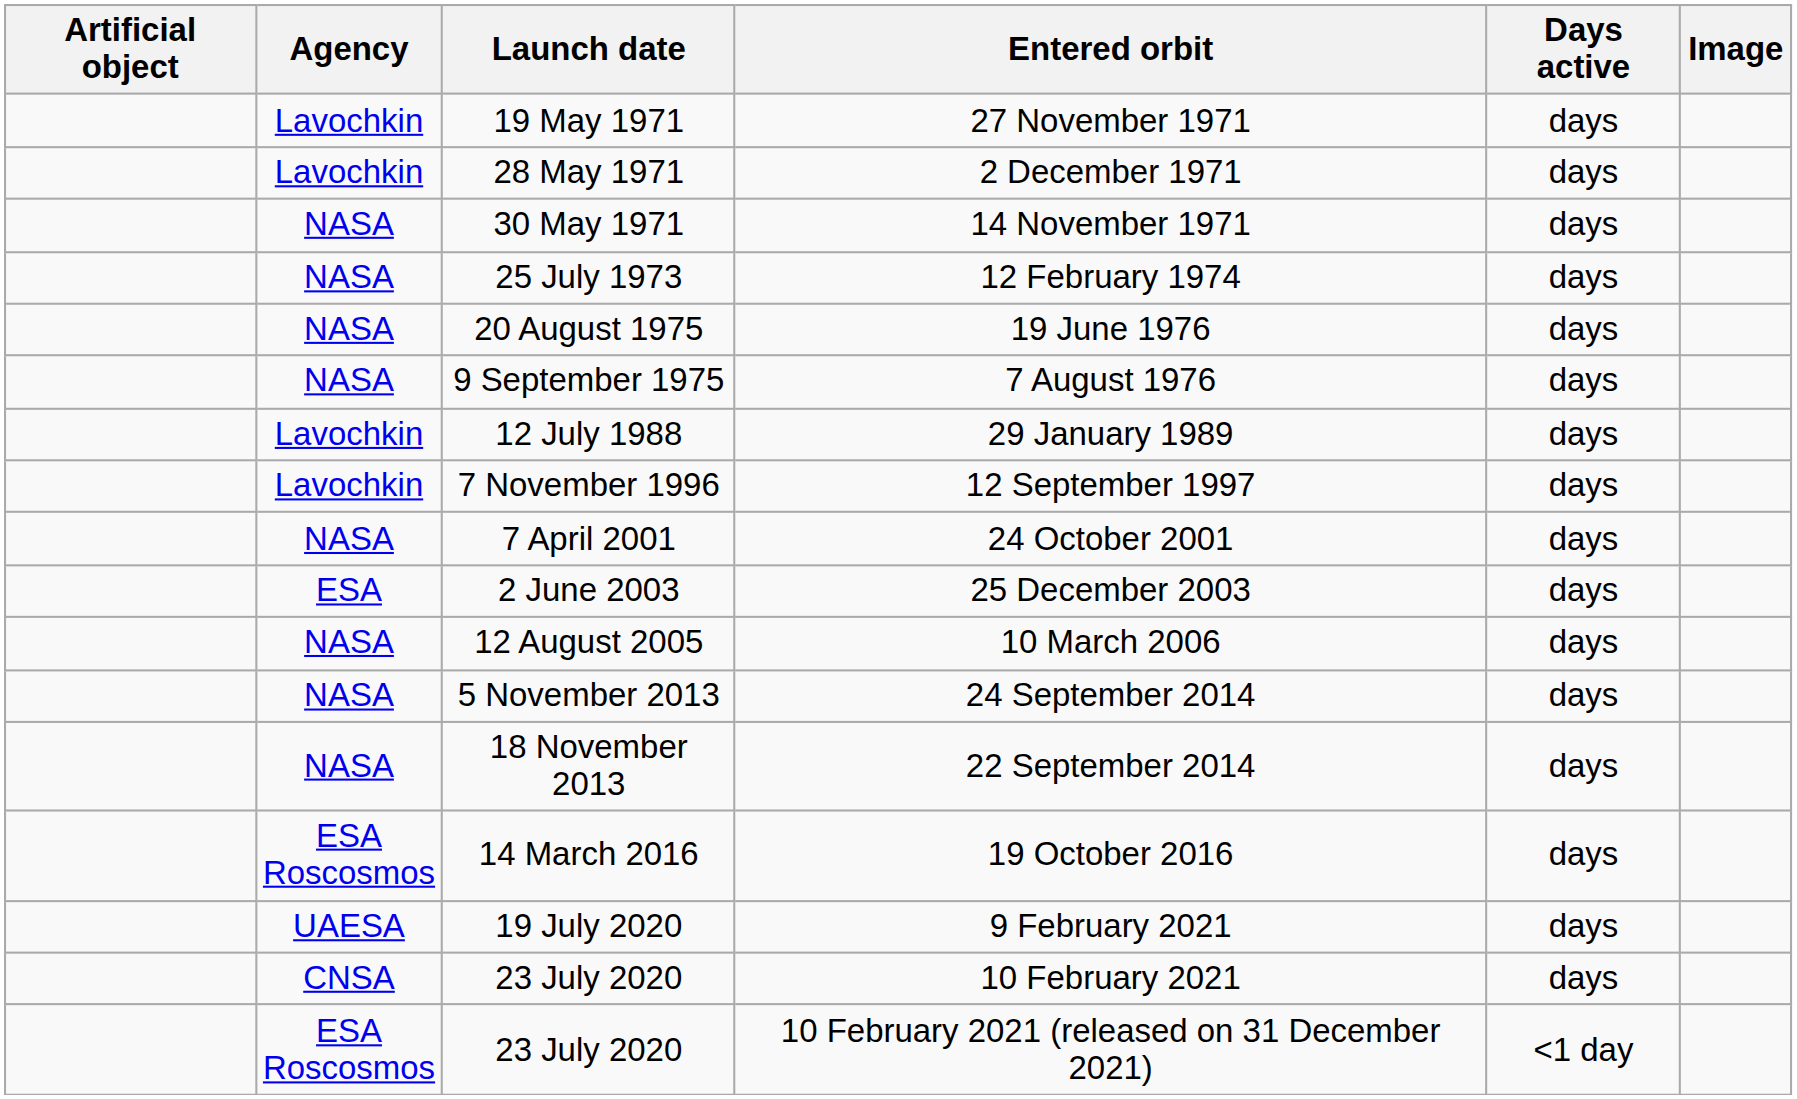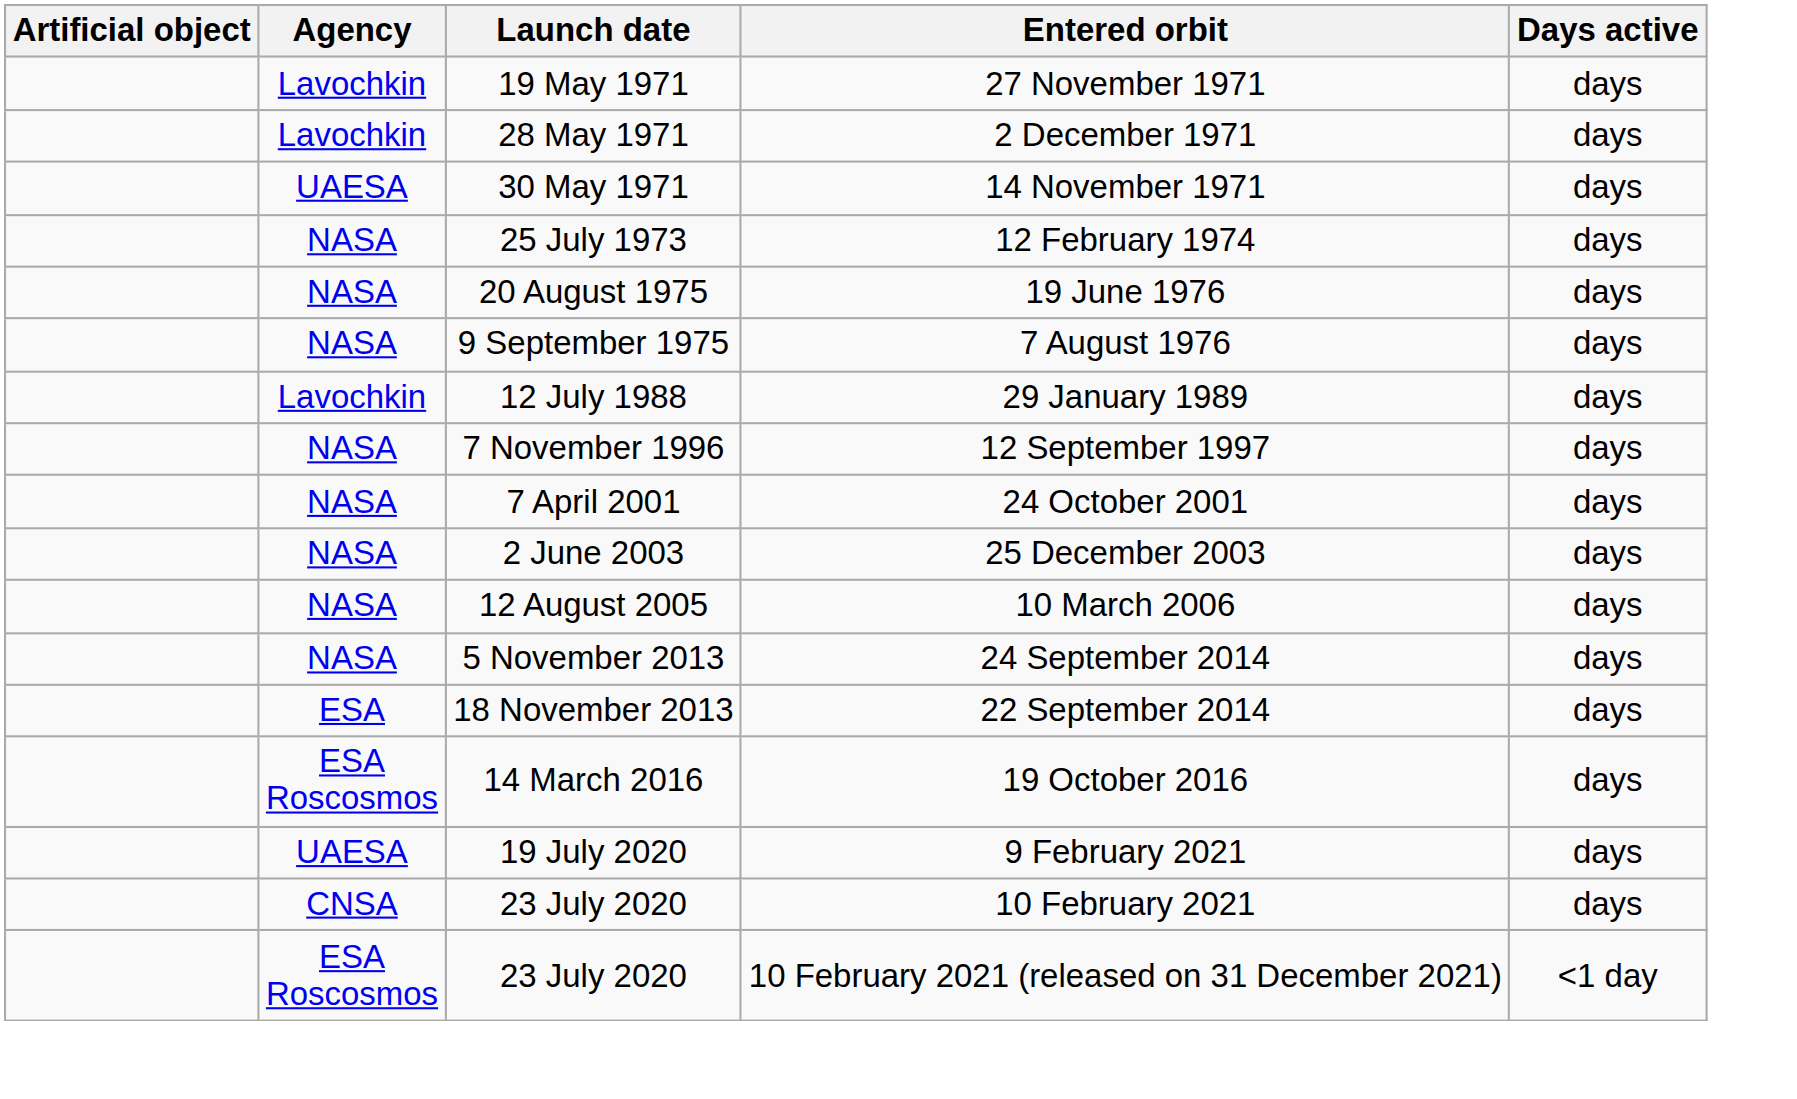- column: (1736, 49)
(349, 224) NASA -> (352, 187) UAESA
(349, 485) Lavochkin -> (352, 448) NASA
(349, 590) ESA -> (352, 553) NASA
(349, 765) NASA -> (352, 710) ESA
